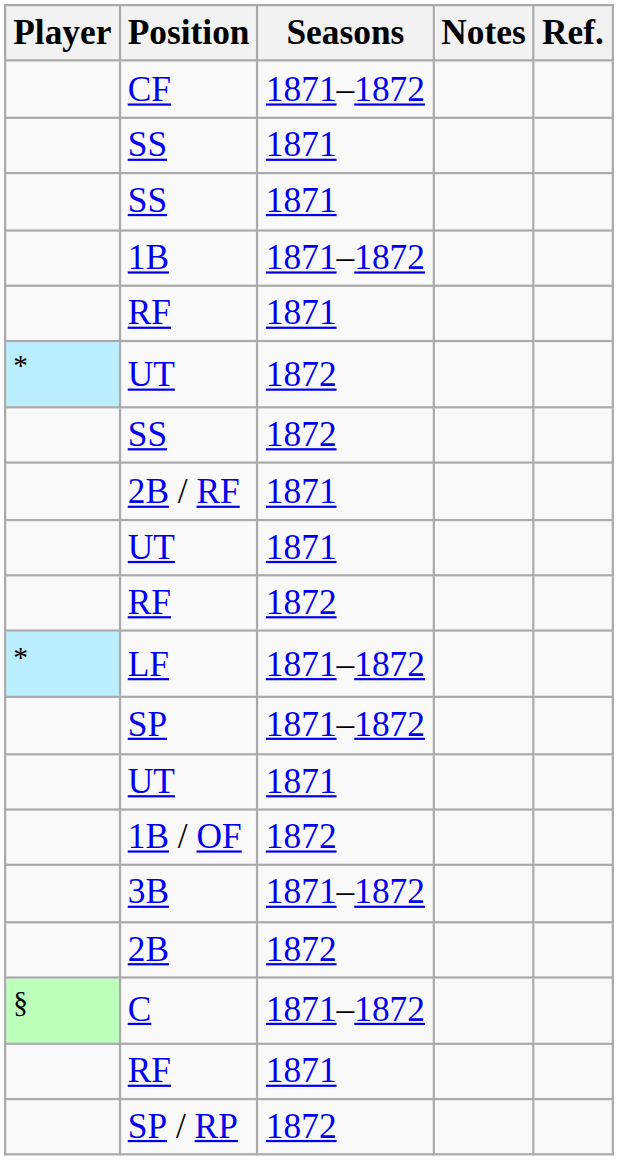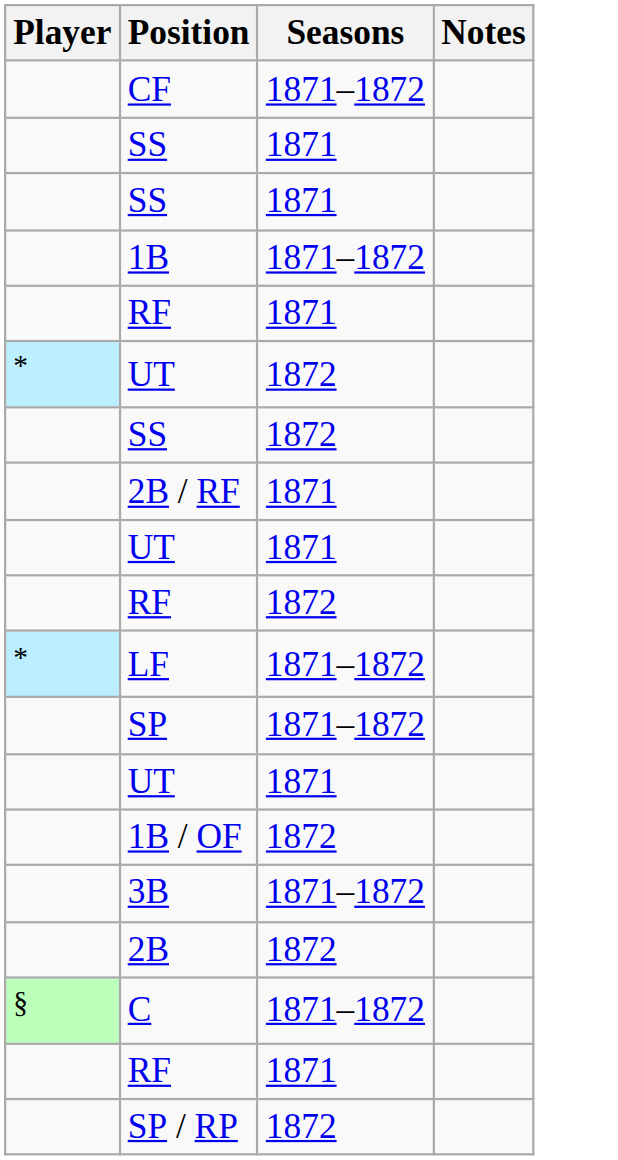- column: (573, 32)
